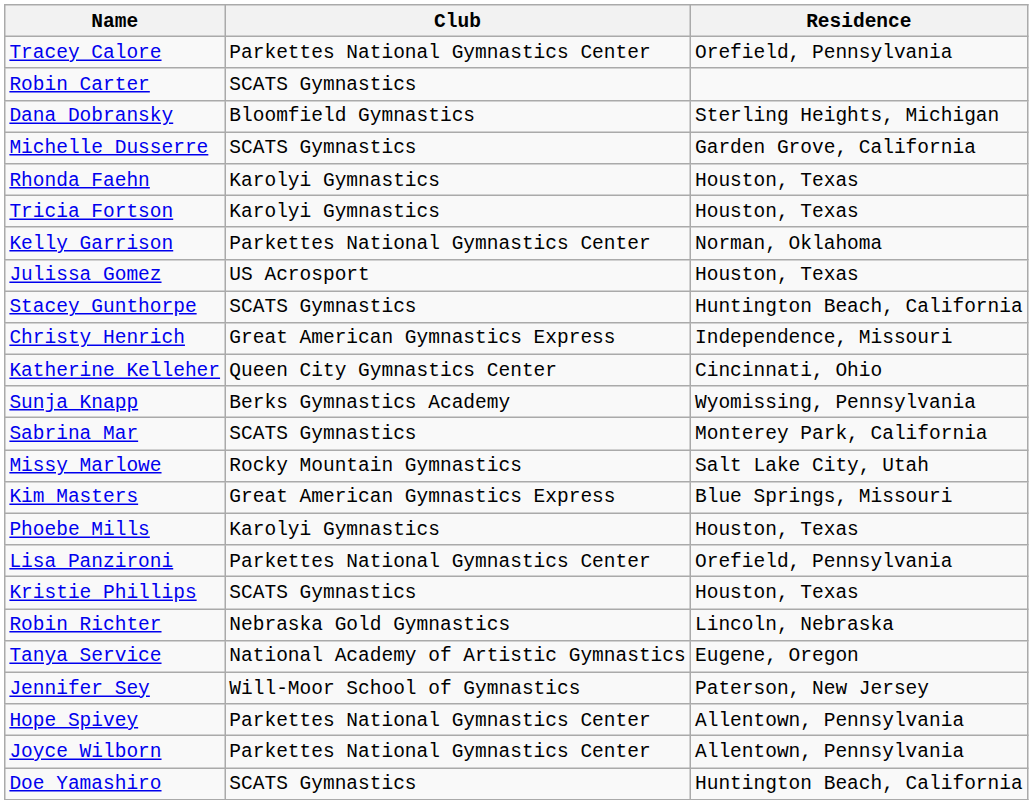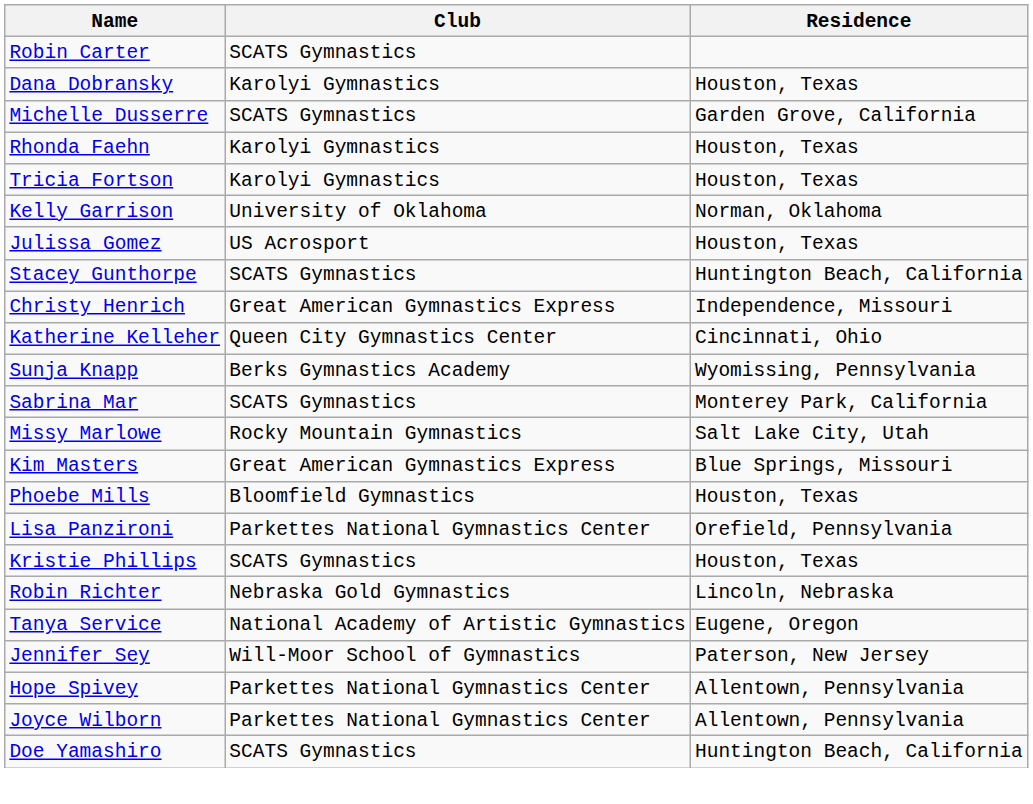- row: (85, 52)
(352, 116) Bloomfield Gymnastics -> (335, 84) Karolyi Gymnastics
(847, 116) Sterling Heights, Michigan -> (777, 84) Houston, Texas
(440, 243) Parkettes National Gymnastics Center -> (358, 211) University of Oklahoma
(335, 529) Karolyi Gymnastics -> (352, 497) Bloomfield Gymnastics
